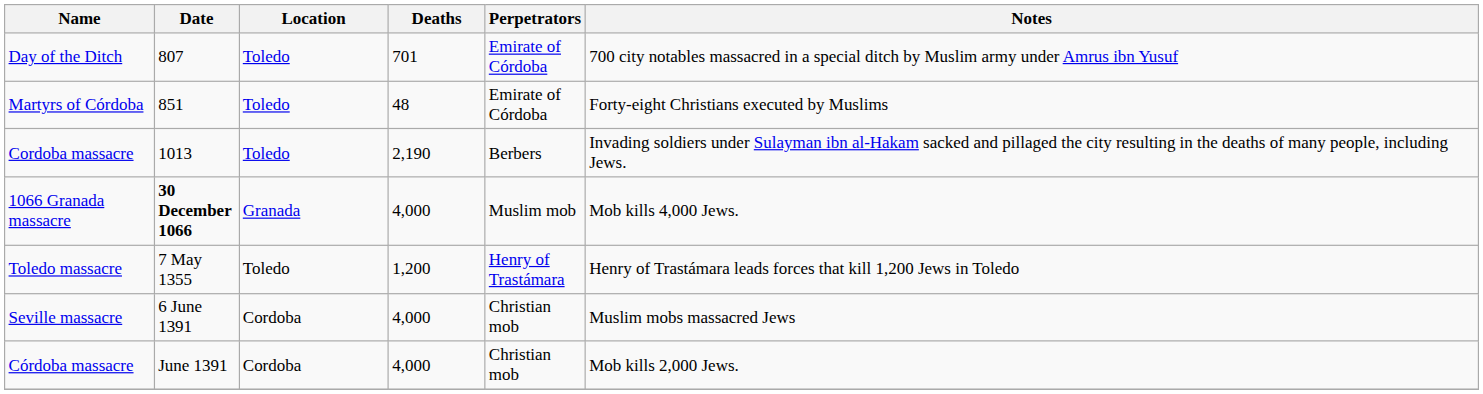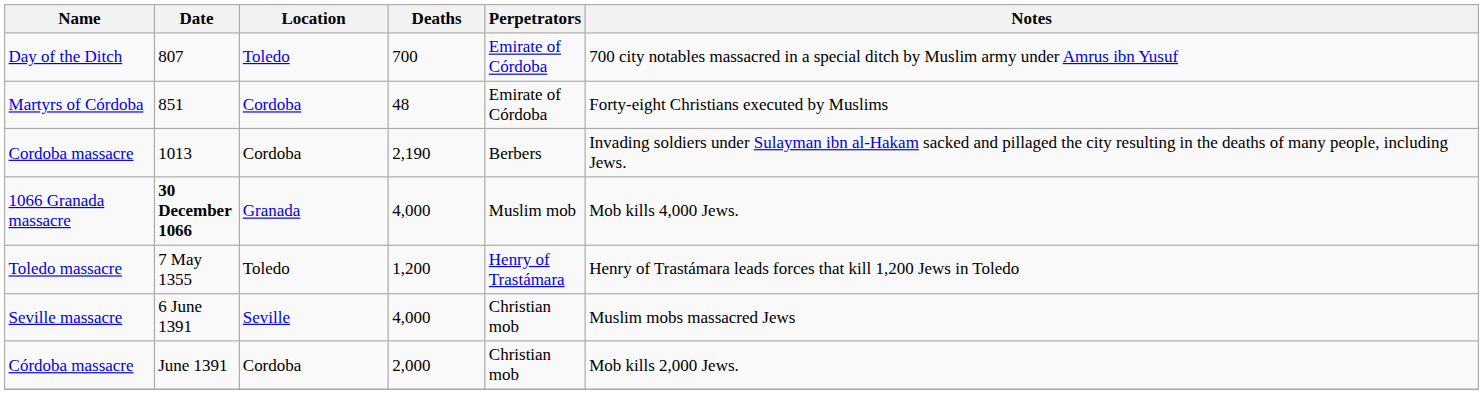(405, 56) 701 -> (405, 56) 700
(266, 105) Toledo -> (272, 105) Cordoba
(266, 153) Toledo -> (272, 153) Cordoba
(272, 317) Cordoba -> (266, 317) Seville
(411, 365) 4,000 -> (411, 365) 2,000
